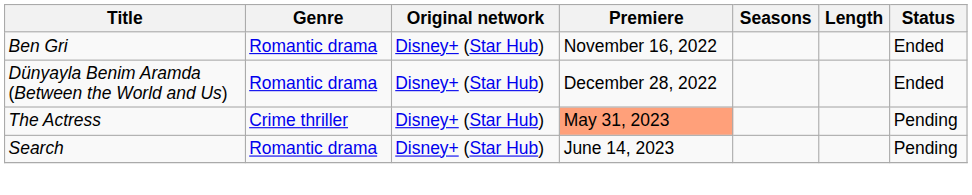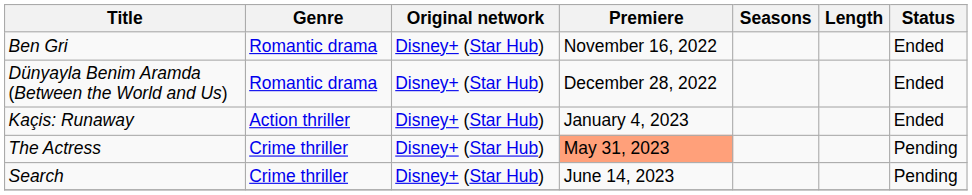+ row: (71, 120)
(313, 148) Romantic drama -> (299, 176) Crime thriller
